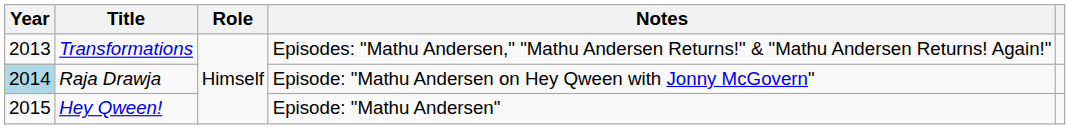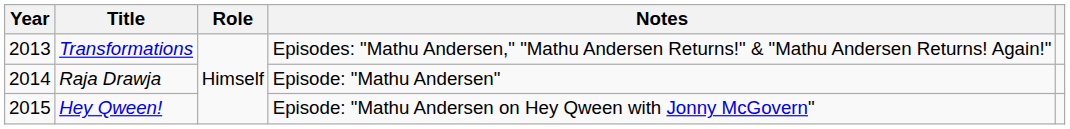(30, 78) lightblue background -> (30, 78) no background
(544, 78) Episode: "Mathu Andersen on Hey Qween with Jonny McGovern" -> (387, 78) Episode: "Mathu Andersen"
(387, 108) Episode: "Mathu Andersen" -> (544, 108) Episode: "Mathu Andersen on Hey Qween with Jonny McGovern"
